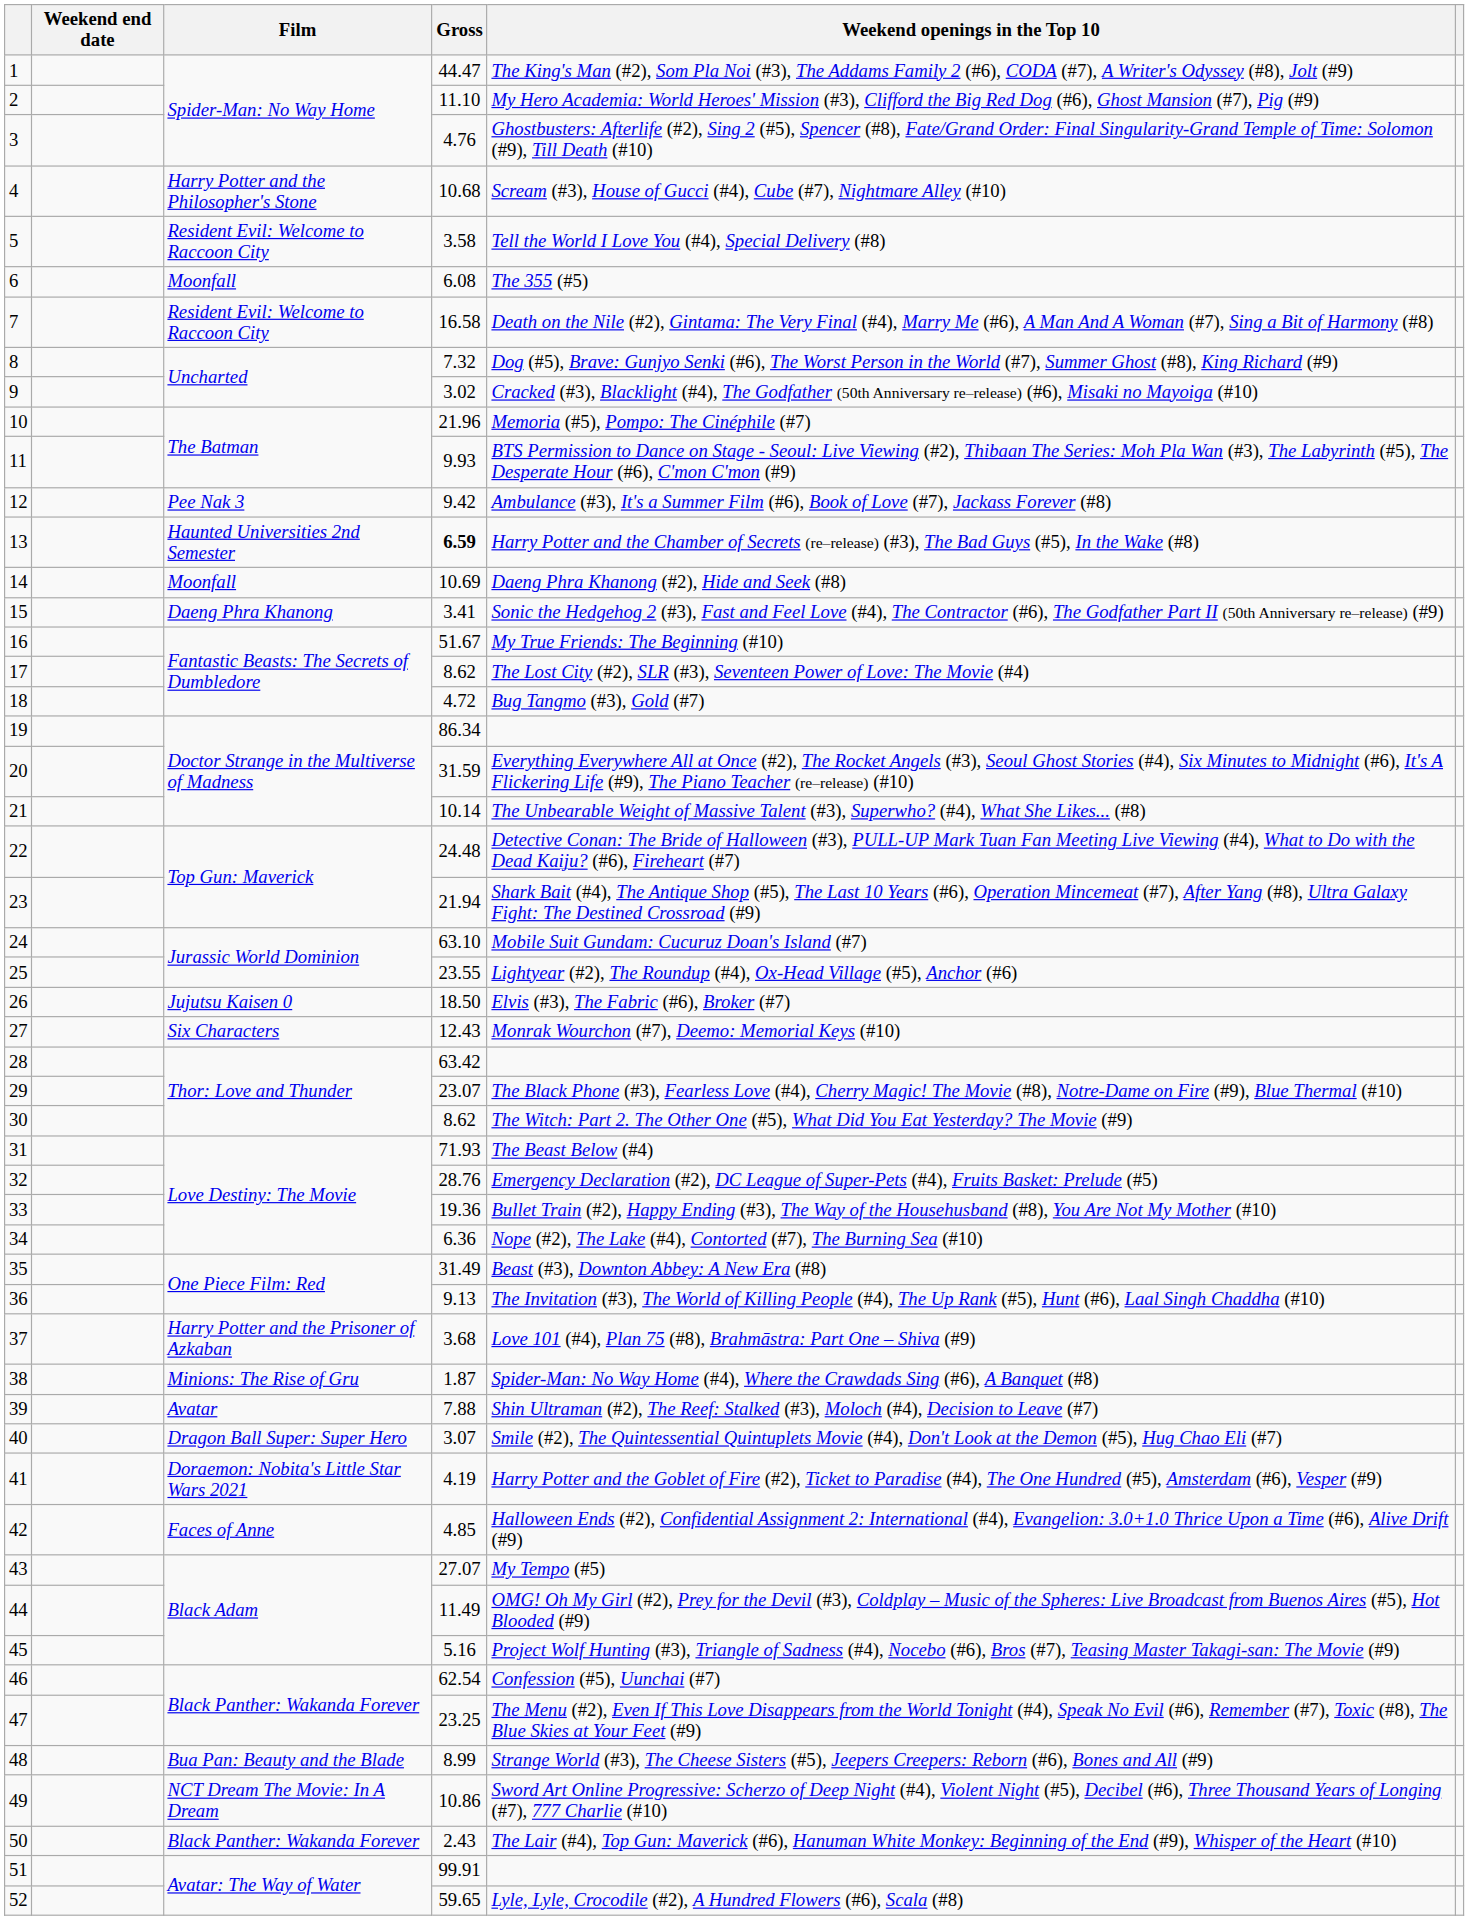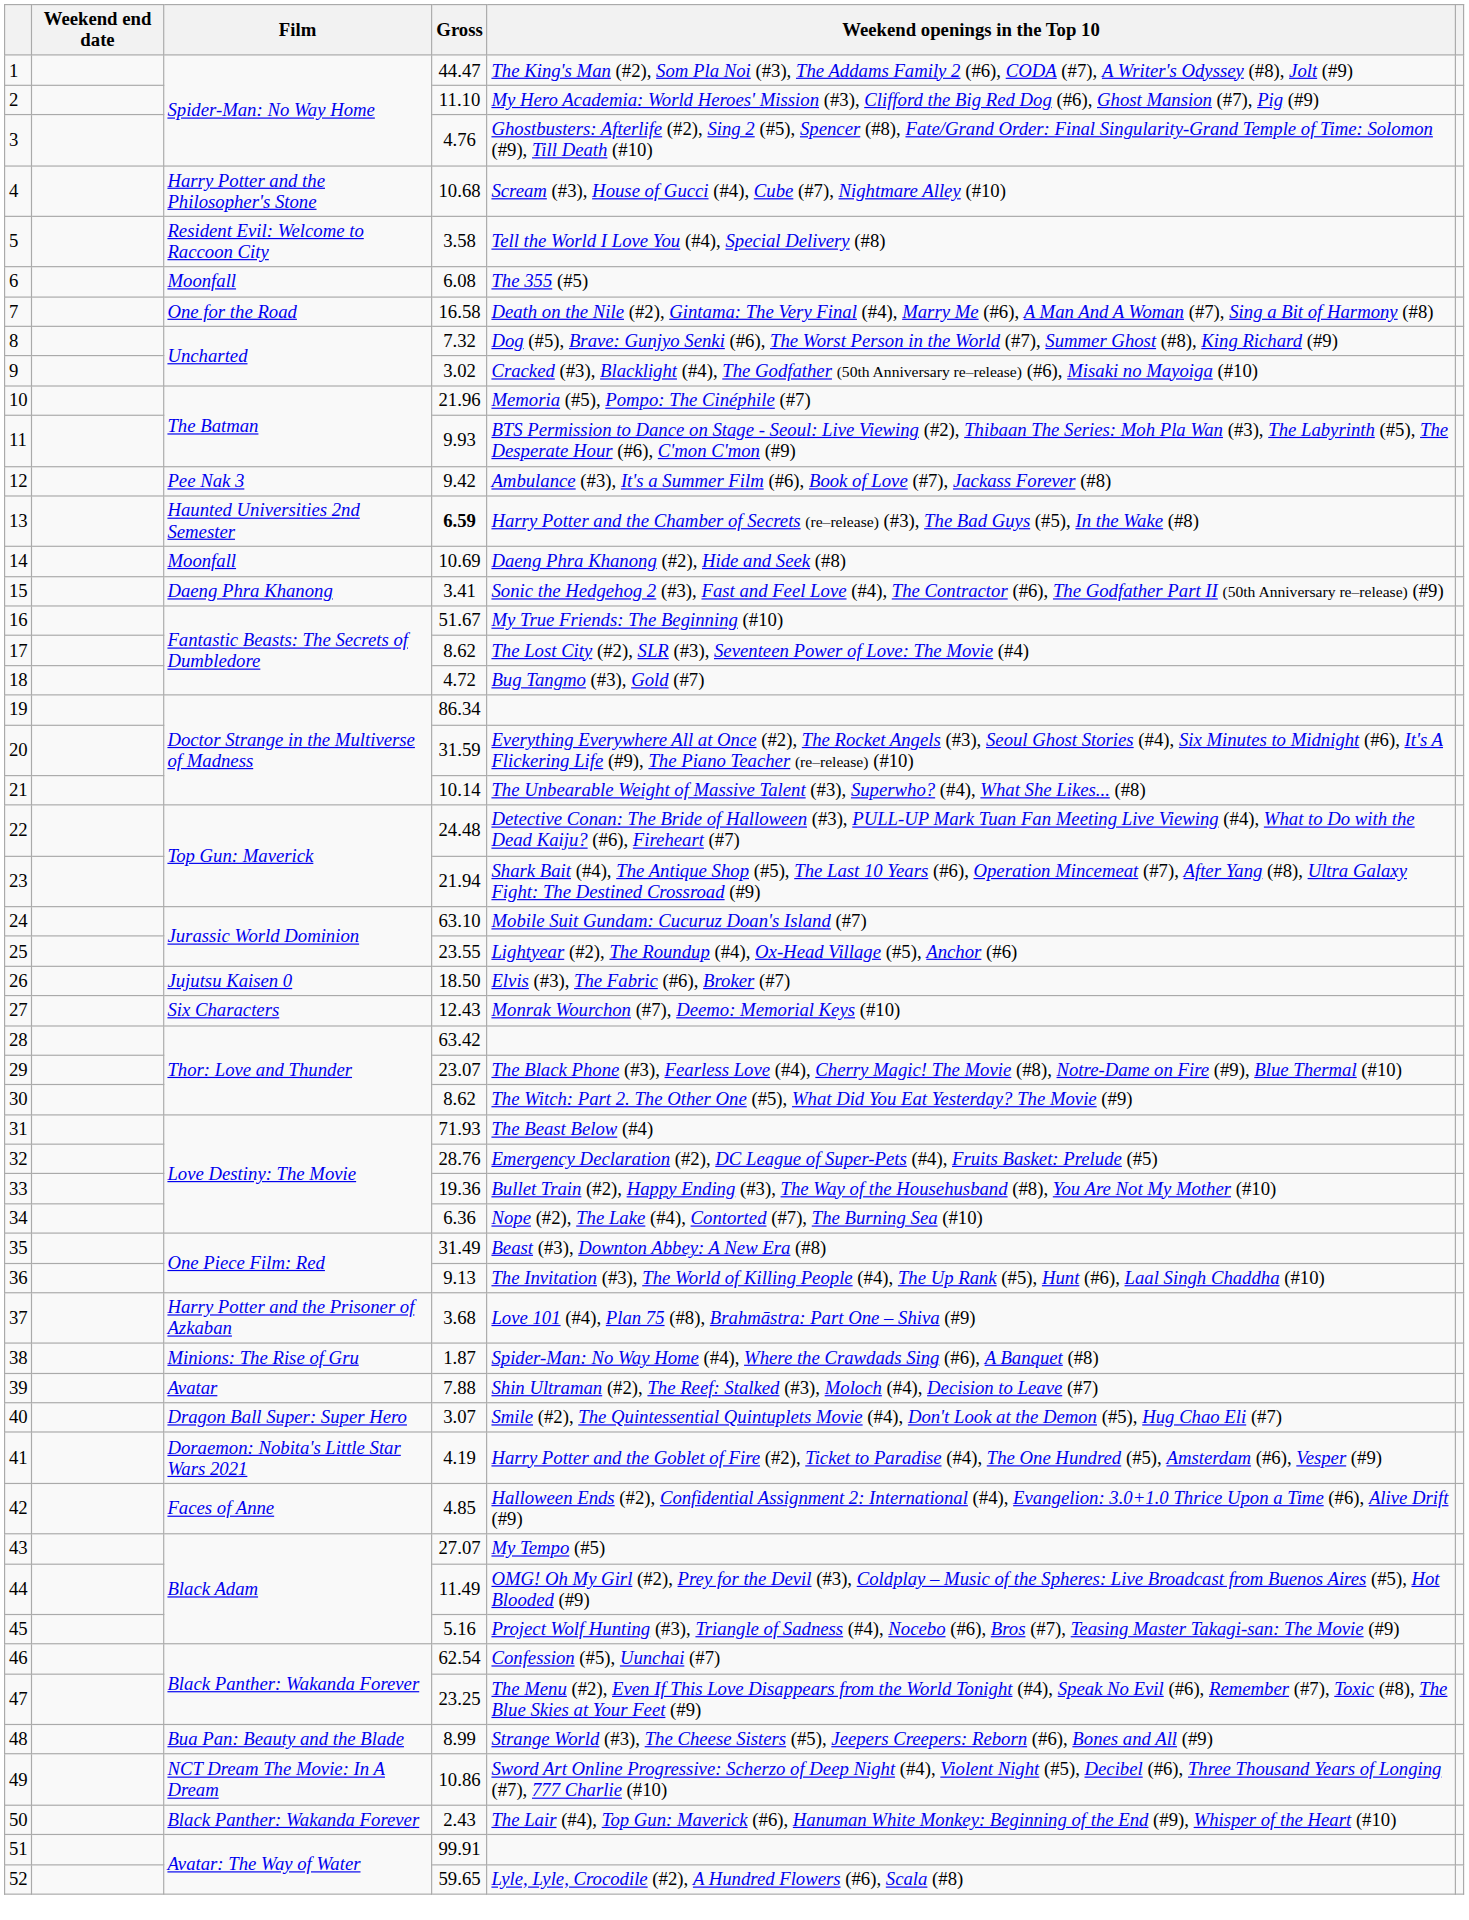(266, 321) Resident Evil: Welcome to Raccoon City -> (232, 311) One for the Road
